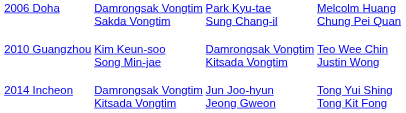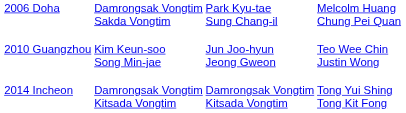(260, 56) Damrongsak Vongtim Kitsada Vongtim -> (241, 56) Jun Joo-hyun Jeong Gweon
(241, 97) Jun Joo-hyun Jeong Gweon -> (260, 97) Damrongsak Vongtim Kitsada Vongtim
